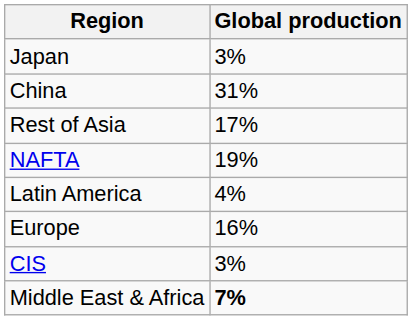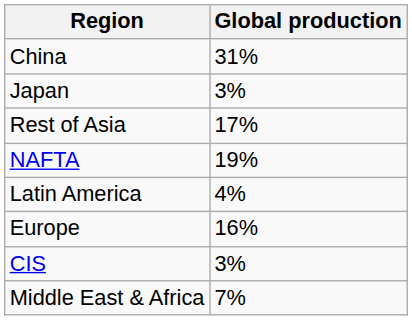rows swapped: (38, 90) <-> (39, 56)
(230, 297) bold -> (230, 297) normal
